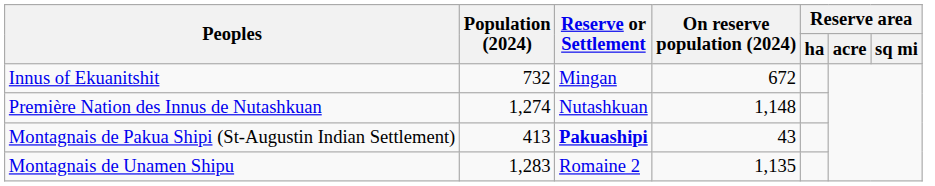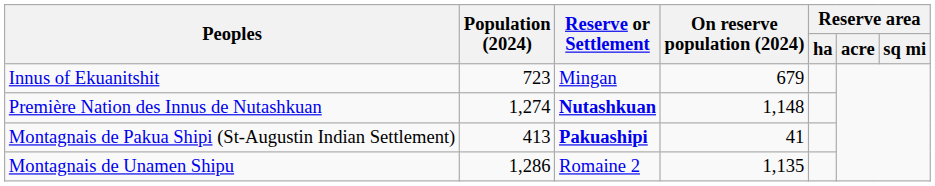(537, 78) 732 -> (537, 78) 723
(782, 78) 672 -> (790, 78) 679
(603, 107) normal -> (608, 107) bold
(787, 136) 43 -> (795, 136) 41
(530, 166) 1,283 -> (530, 166) 1,286
